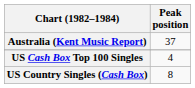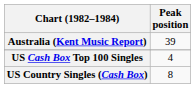(170, 41) 37 -> (170, 41) 39
